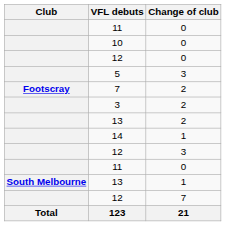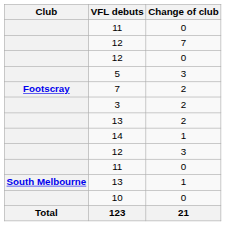rows swapped: (117, 43) <-> (117, 197)
